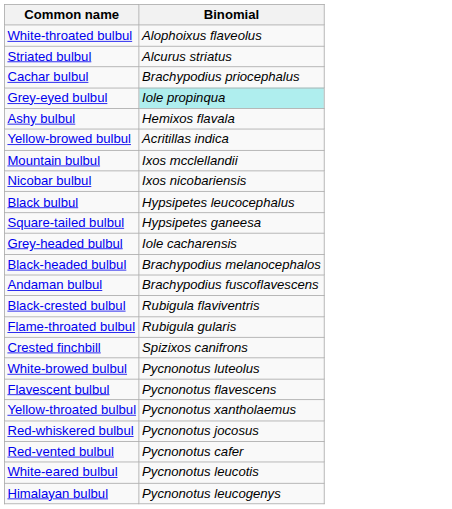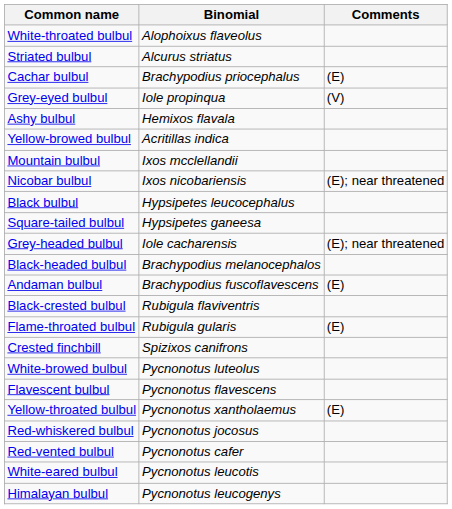+ column: (386, 14)
(184, 98) paleturquoise background -> (184, 98) no background
